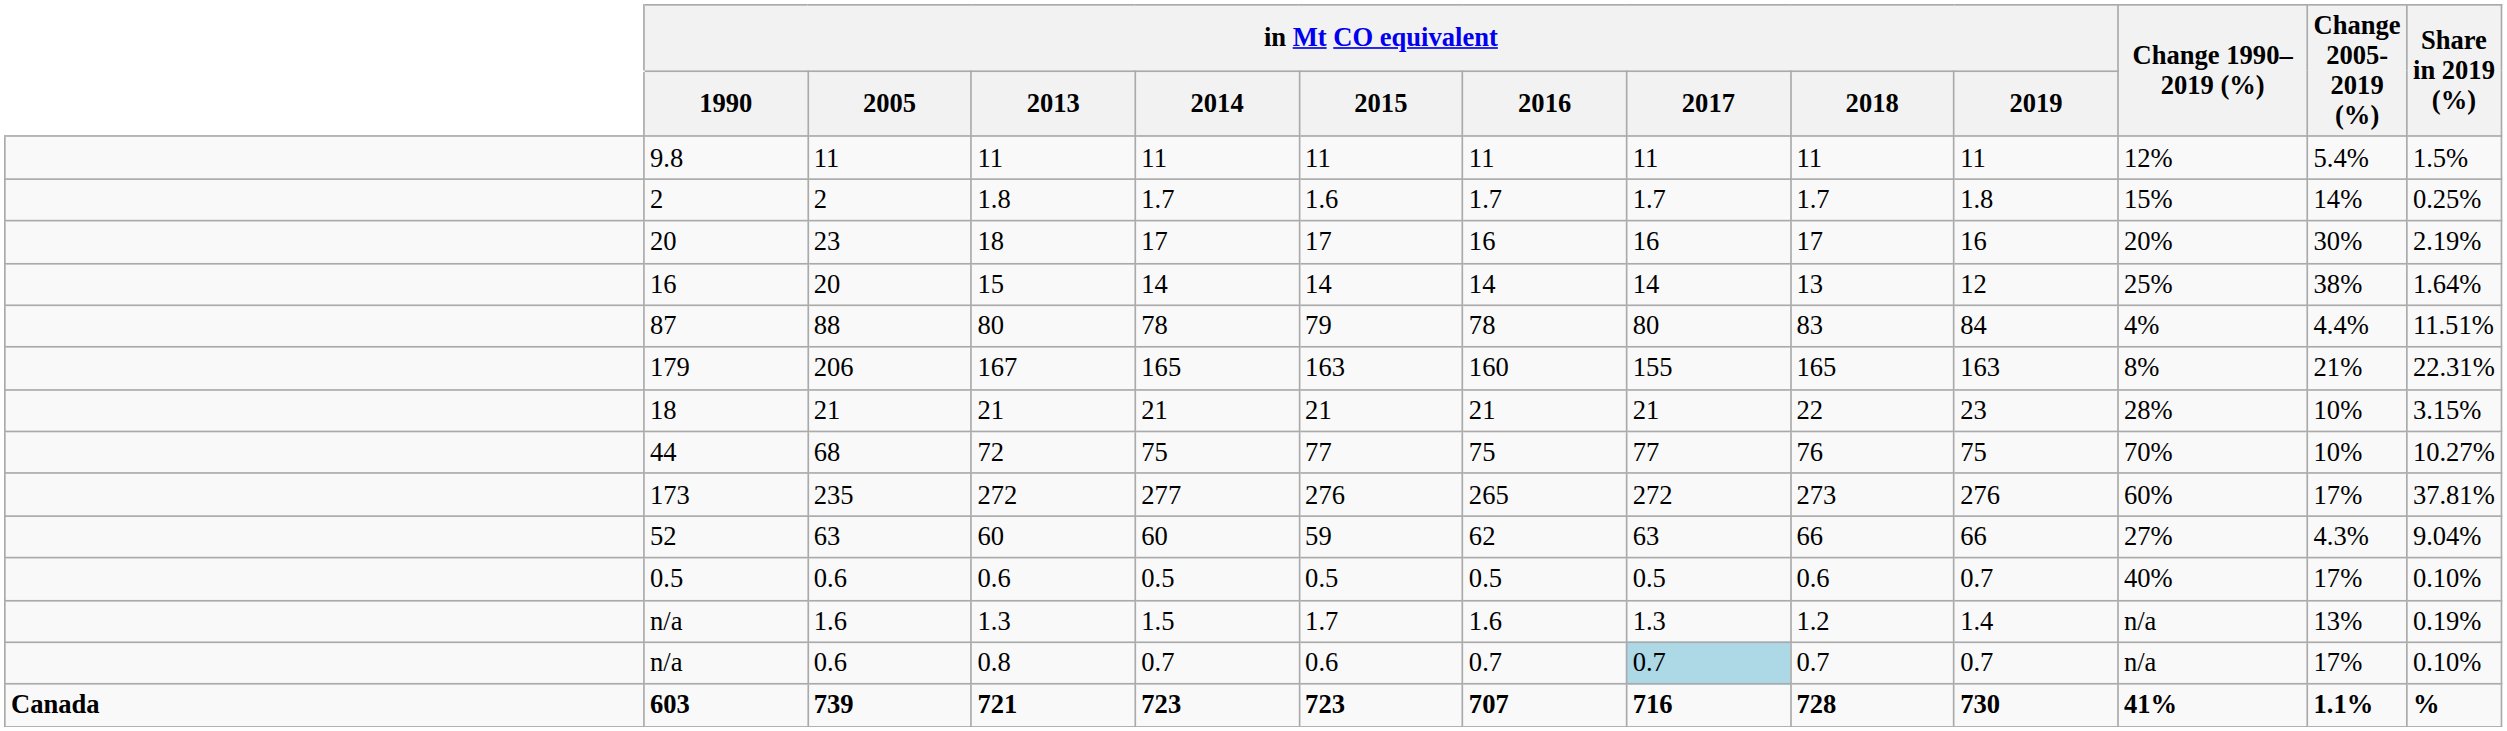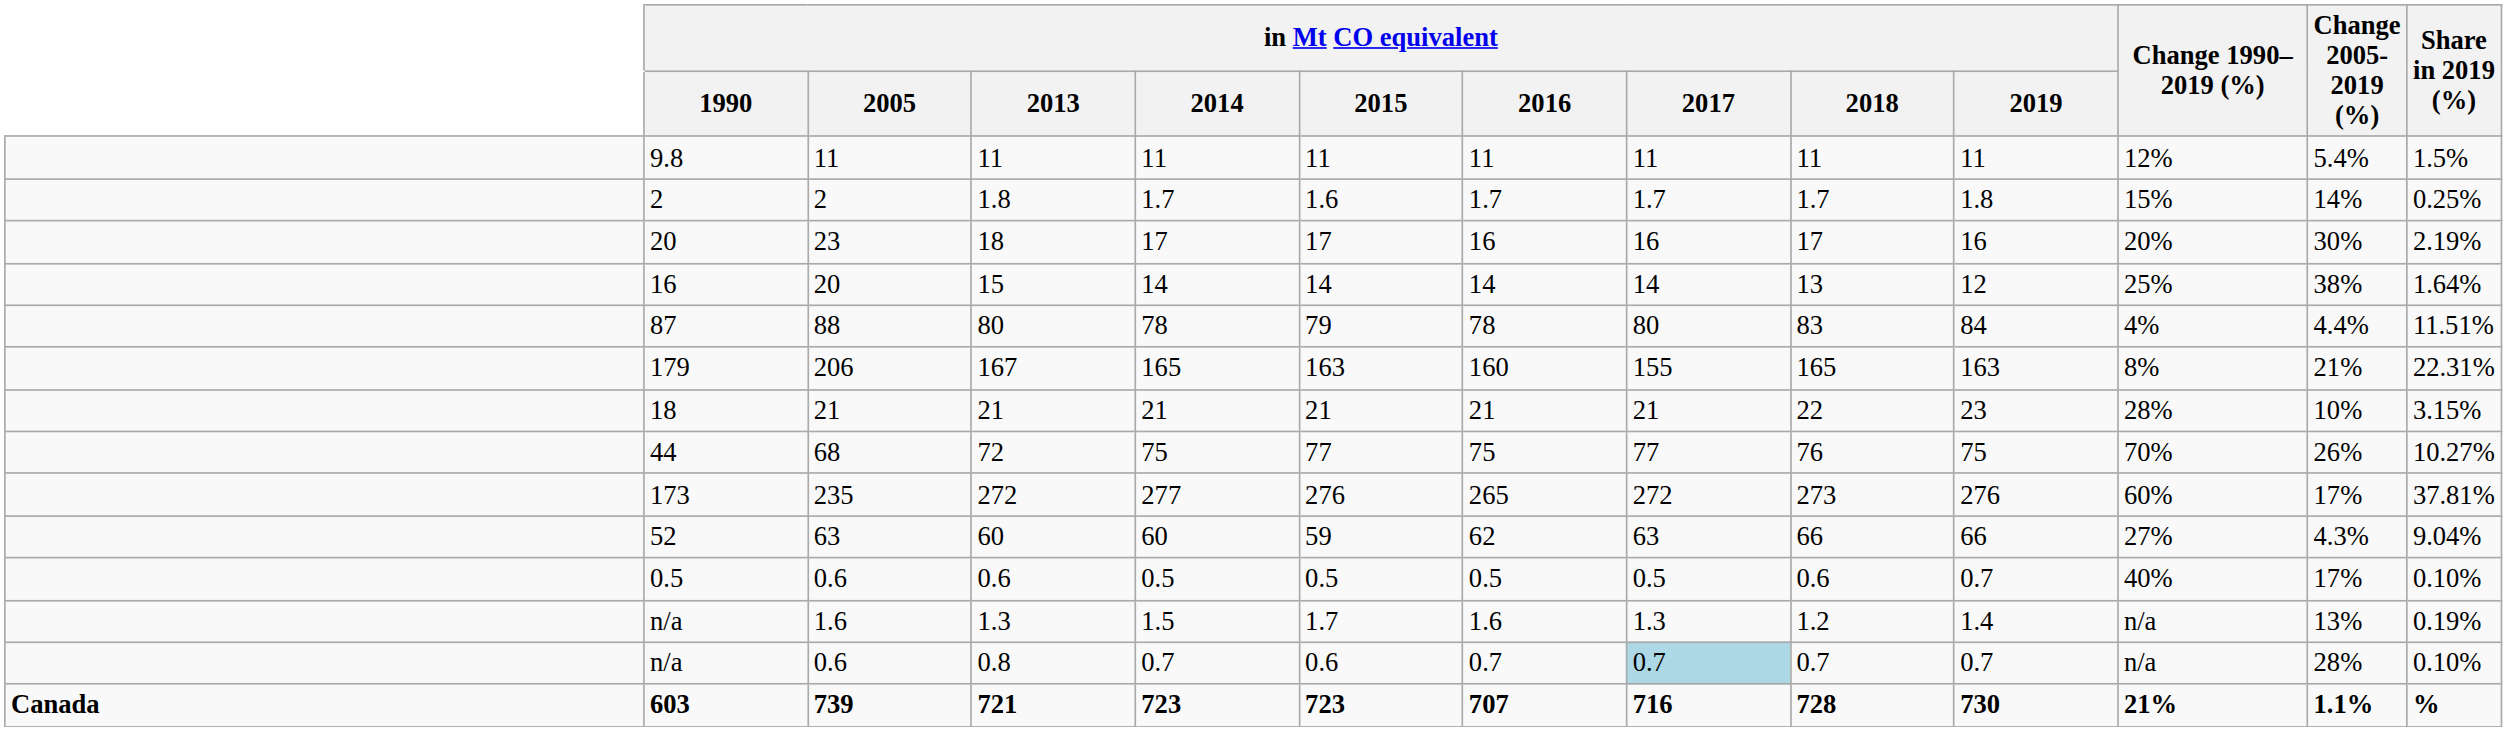(2338, 452) 10% -> (2338, 452) 26%
(2338, 662) 17% -> (2338, 662) 28%
(2151, 704) 41% -> (2151, 704) 21%
